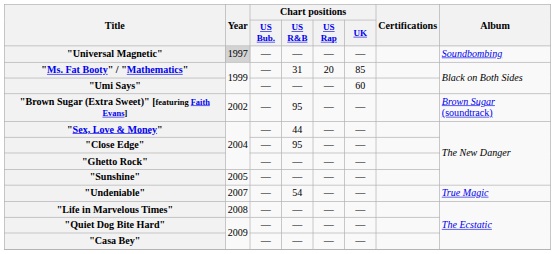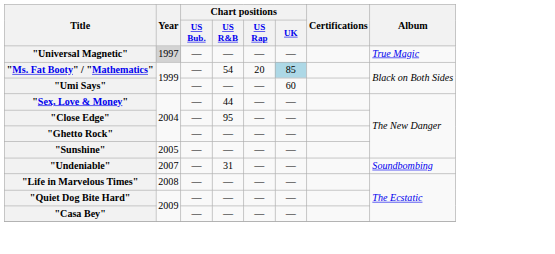(472, 54) Soundbombing -> (396, 54) True Magic
(297, 70) 31 -> (228, 70) 54
(360, 70) no background -> (291, 70) lightblue background
- row: (115, 107)
(297, 193) 54 -> (228, 166) 31
(465, 193) True Magic -> (403, 166) Soundbombing
